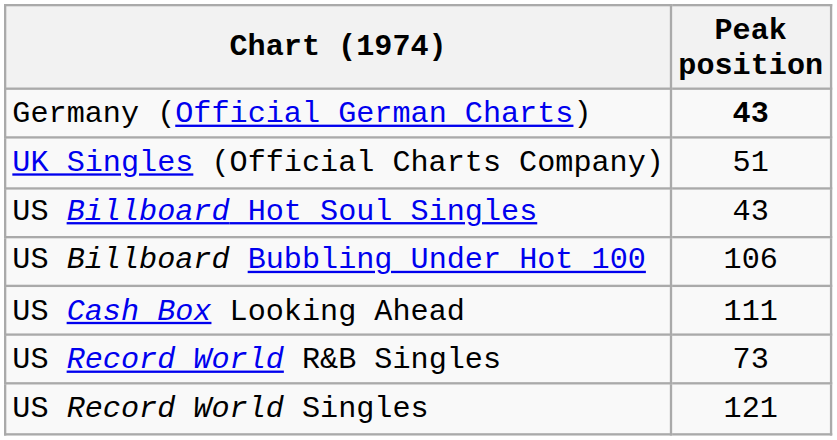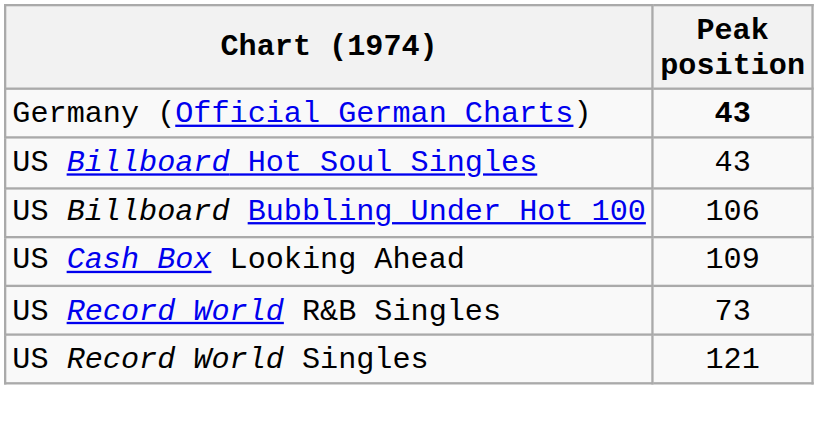- row: (338, 163)
(751, 310) 111 -> (733, 261) 109
